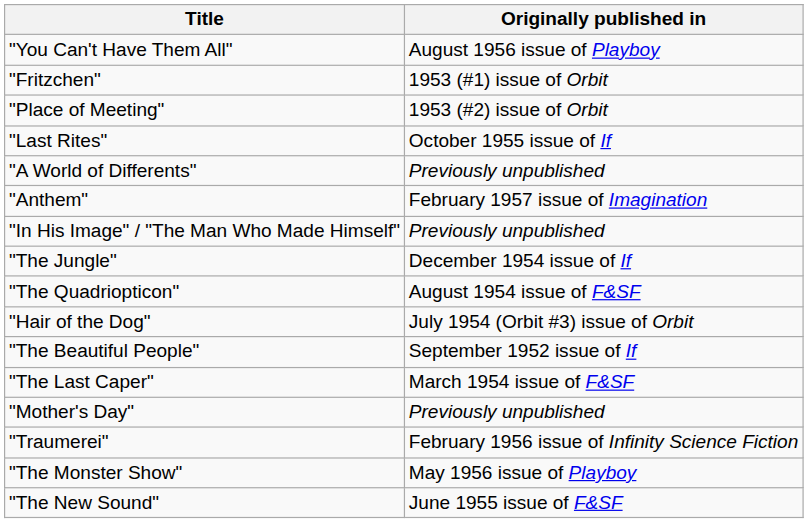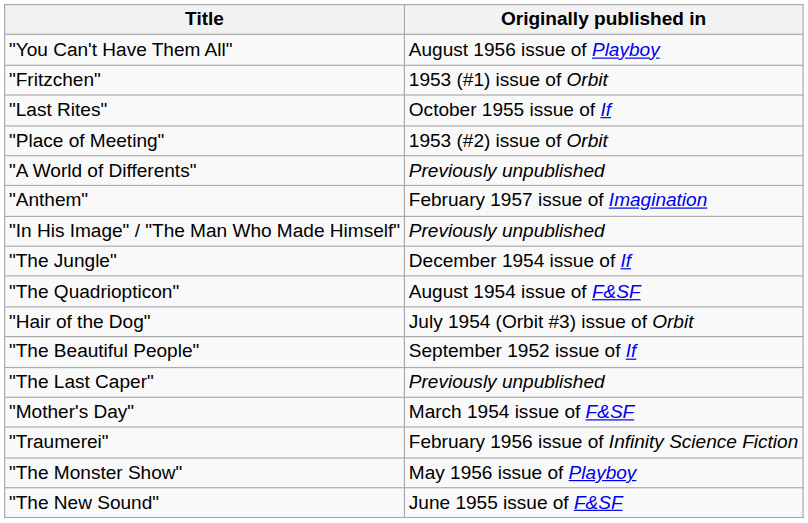rows swapped: (58, 140) <-> (87, 110)
(522, 381) March 1954 issue of F&SF -> (507, 381) Previously unpublished
(507, 412) Previously unpublished -> (522, 412) March 1954 issue of F&SF
